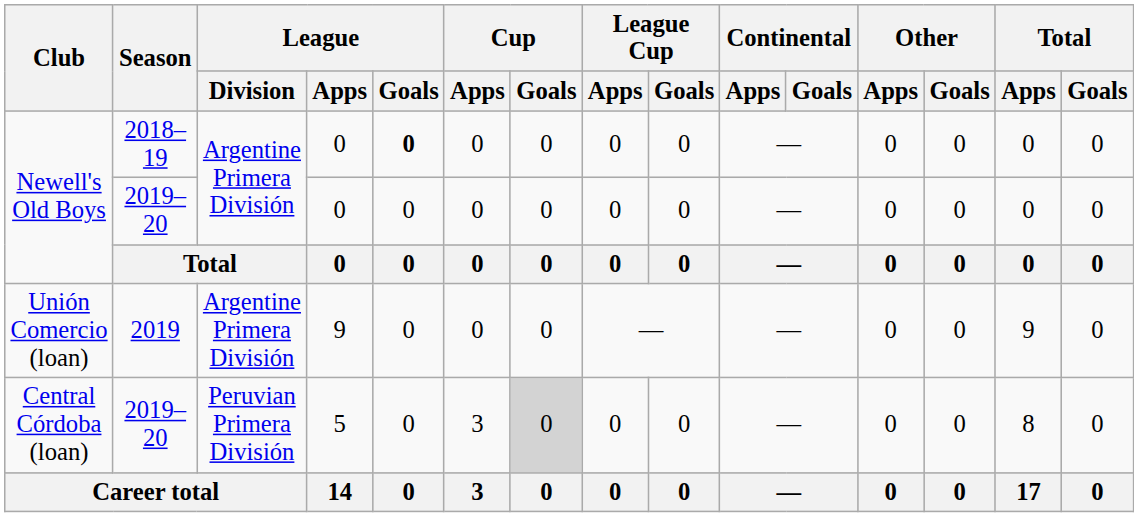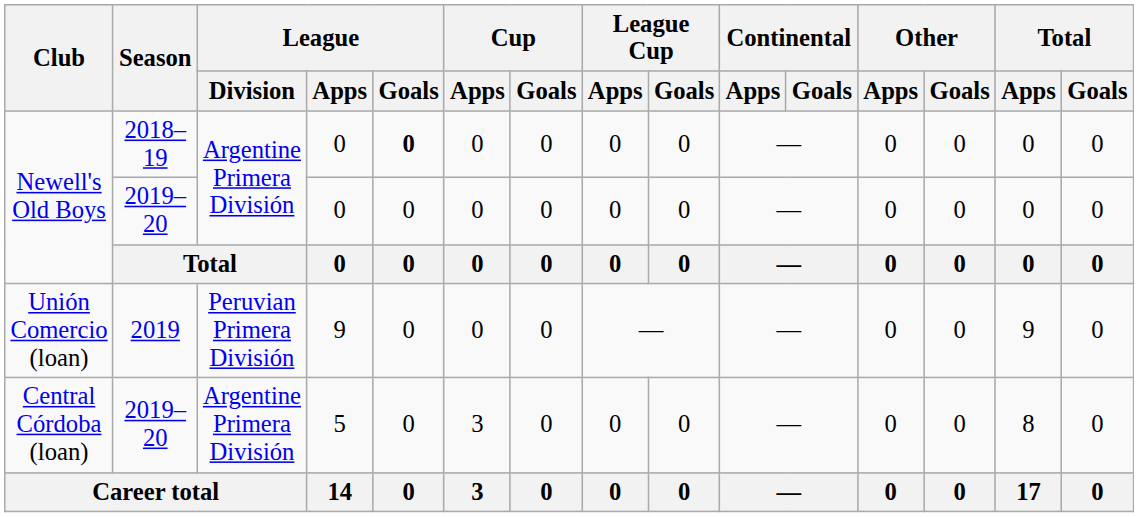(252, 330) Argentine Primera División -> (252, 330) Peruvian Primera División
(252, 424) Peruvian Primera División -> (252, 424) Argentine Primera División
(546, 424) lightgrey background -> (546, 424) no background
